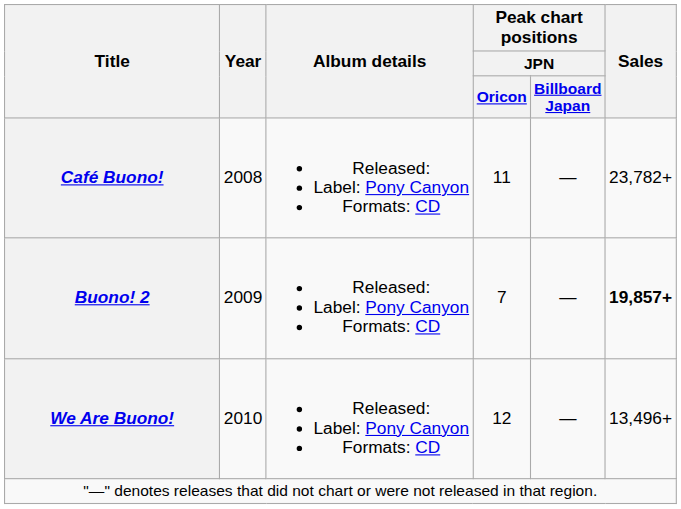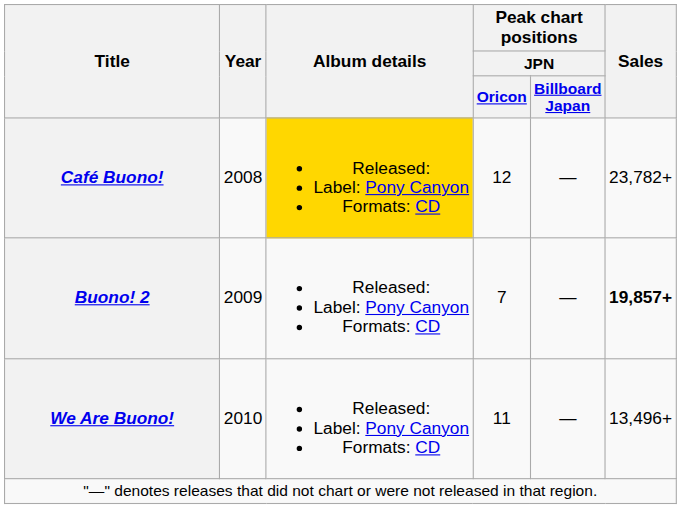(370, 188) no background -> (370, 188) gold background
(502, 177) 11 -> (502, 177) 12
(502, 418) 12 -> (502, 418) 11
